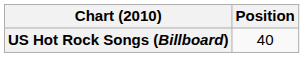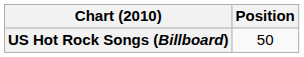(265, 40) 40 -> (265, 40) 50
